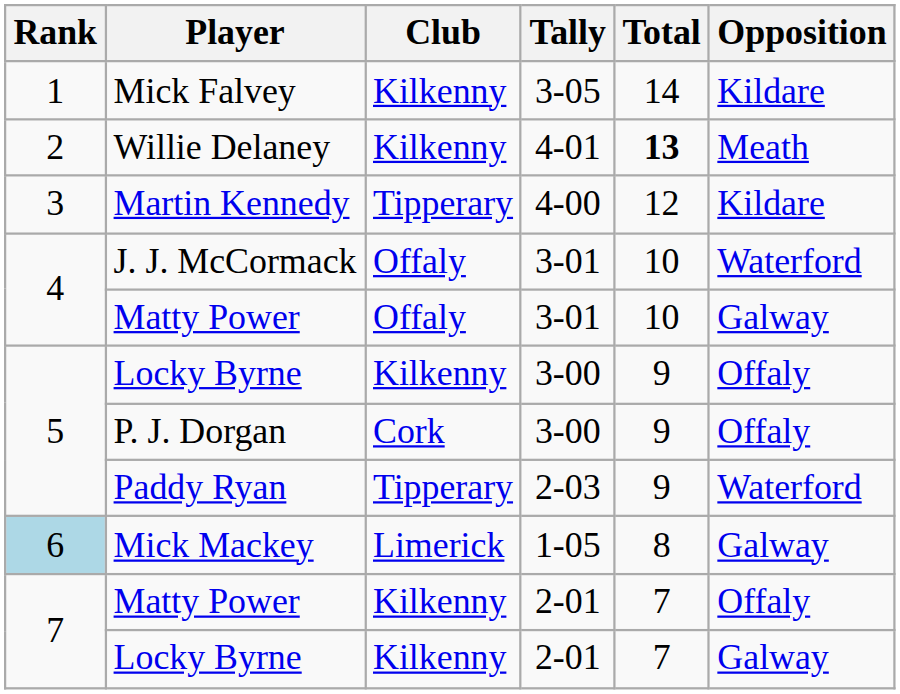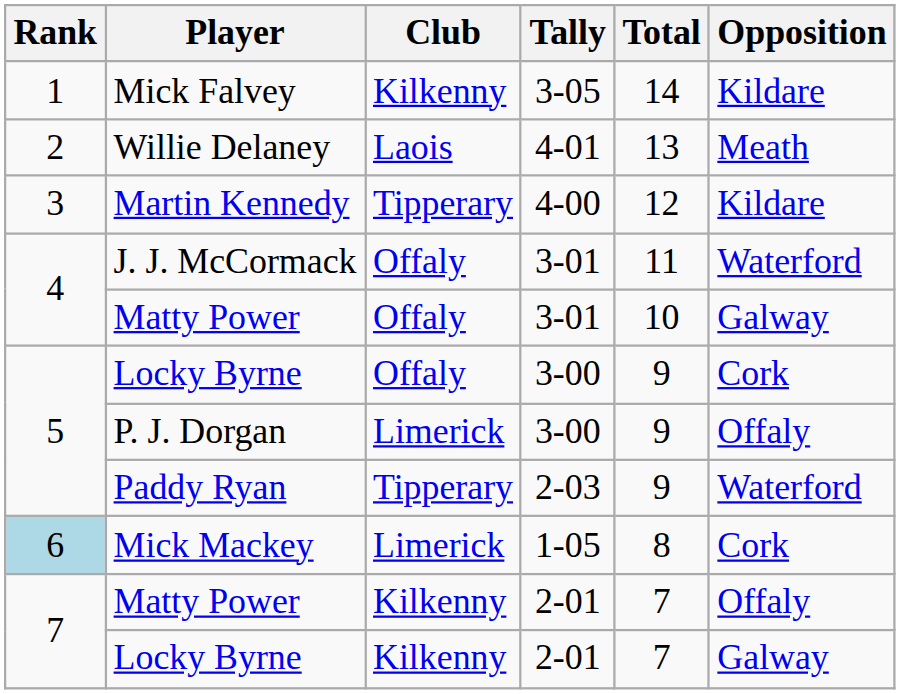(440, 146) Kilkenny -> (413, 146) Laois
(662, 146) bold -> (662, 146) normal
(662, 260) 10 -> (662, 260) 11
(440, 373) Kilkenny -> (419, 373) Offaly
(764, 373) Offaly -> (753, 373) Cork
(409, 430) Cork -> (439, 430) Limerick
(773, 544) Galway -> (753, 544) Cork
